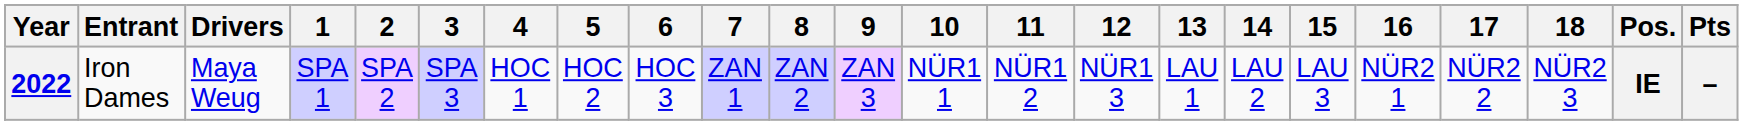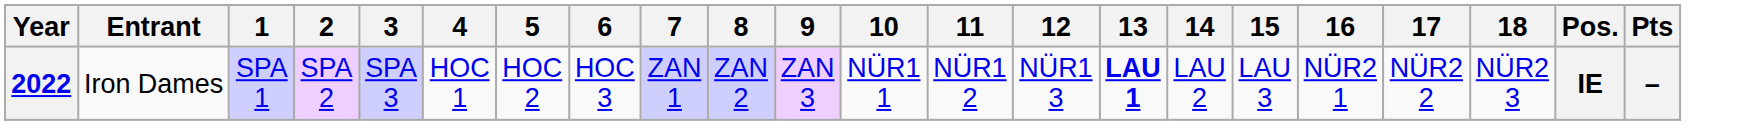- column: (237, 26)
(1192, 83) normal -> (1133, 83) bold
